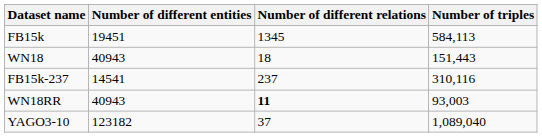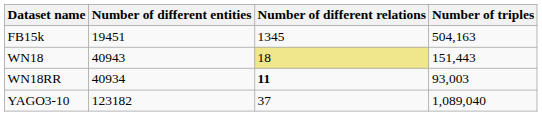(454, 36) 584,113 -> (454, 36) 504,163
(264, 57) no background -> (264, 57) khaki background
- row: (38, 79)
(109, 100) 40943 -> (109, 79) 40934
